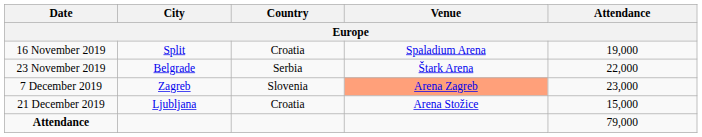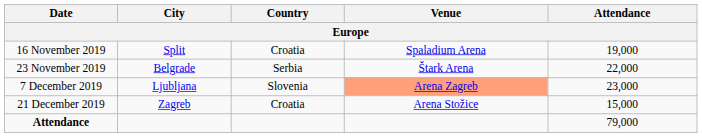(174, 86) Zagreb -> (174, 86) Ljubljana
(174, 104) Ljubljana -> (174, 104) Zagreb
